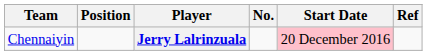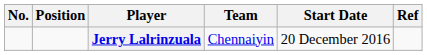columns swapped: (263, 15) <-> (41, 15)
(335, 38) pink background -> (335, 38) no background
